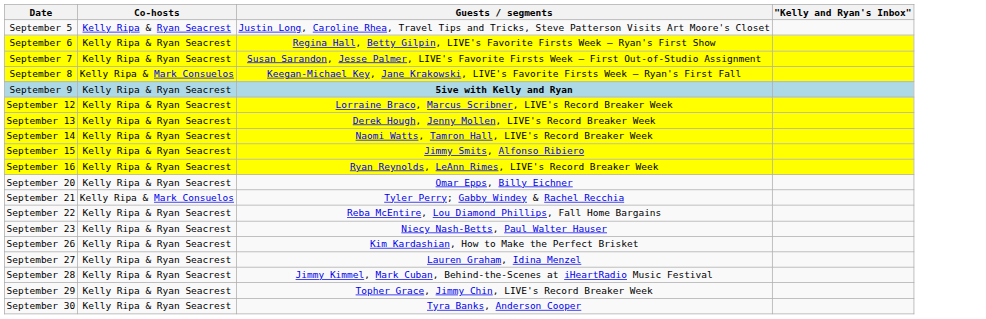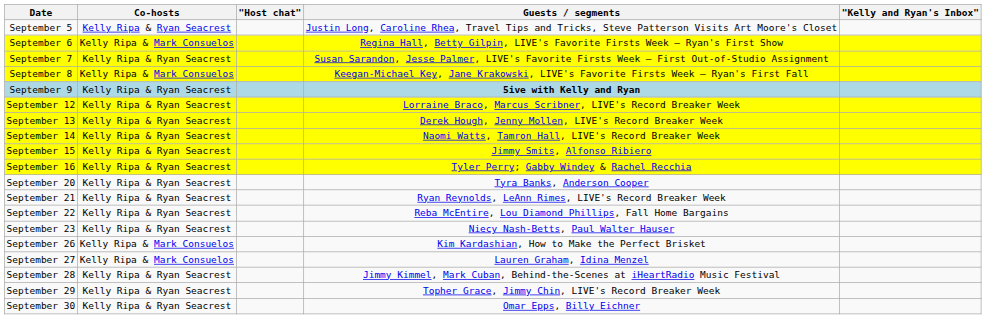+ column: (270, 12)
(157, 43) Kelly Ripa & Ryan Seacrest -> (157, 43) Kelly Ripa & Mark Consuelos
(504, 167) Ryan Reynolds, LeAnn Rimes, LIVE's Record Breaker Week -> (572, 167) Tyler Perry; Gabby Windey & Rachel Recchia
(504, 182) Omar Epps, Billy Eichner -> (572, 182) Tyra Banks, Anderson Cooper
(157, 198) Kelly Ripa & Mark Consuelos -> (157, 198) Kelly Ripa & Ryan Seacrest
(504, 198) Tyler Perry; Gabby Windey & Rachel Recchia -> (572, 198) Ryan Reynolds, LeAnn Rimes, LIVE's Record Breaker Week
(157, 244) Kelly Ripa & Ryan Seacrest -> (157, 244) Kelly Ripa & Mark Consuelos
(157, 260) Kelly Ripa & Ryan Seacrest -> (157, 260) Kelly Ripa & Mark Consuelos
(504, 306) Tyra Banks, Anderson Cooper -> (572, 306) Omar Epps, Billy Eichner
